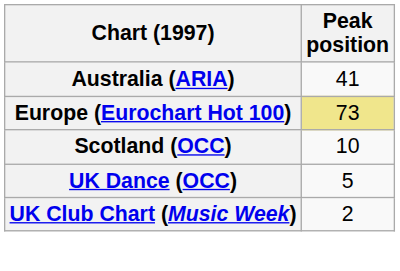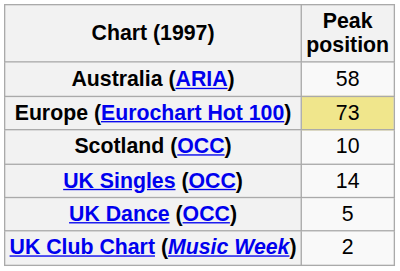(348, 79) 41 -> (348, 79) 58
+ row: (153, 180)
